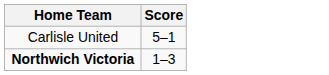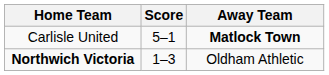+ column: (255, 15)
